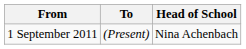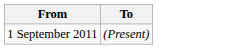- column: (197, 14)
